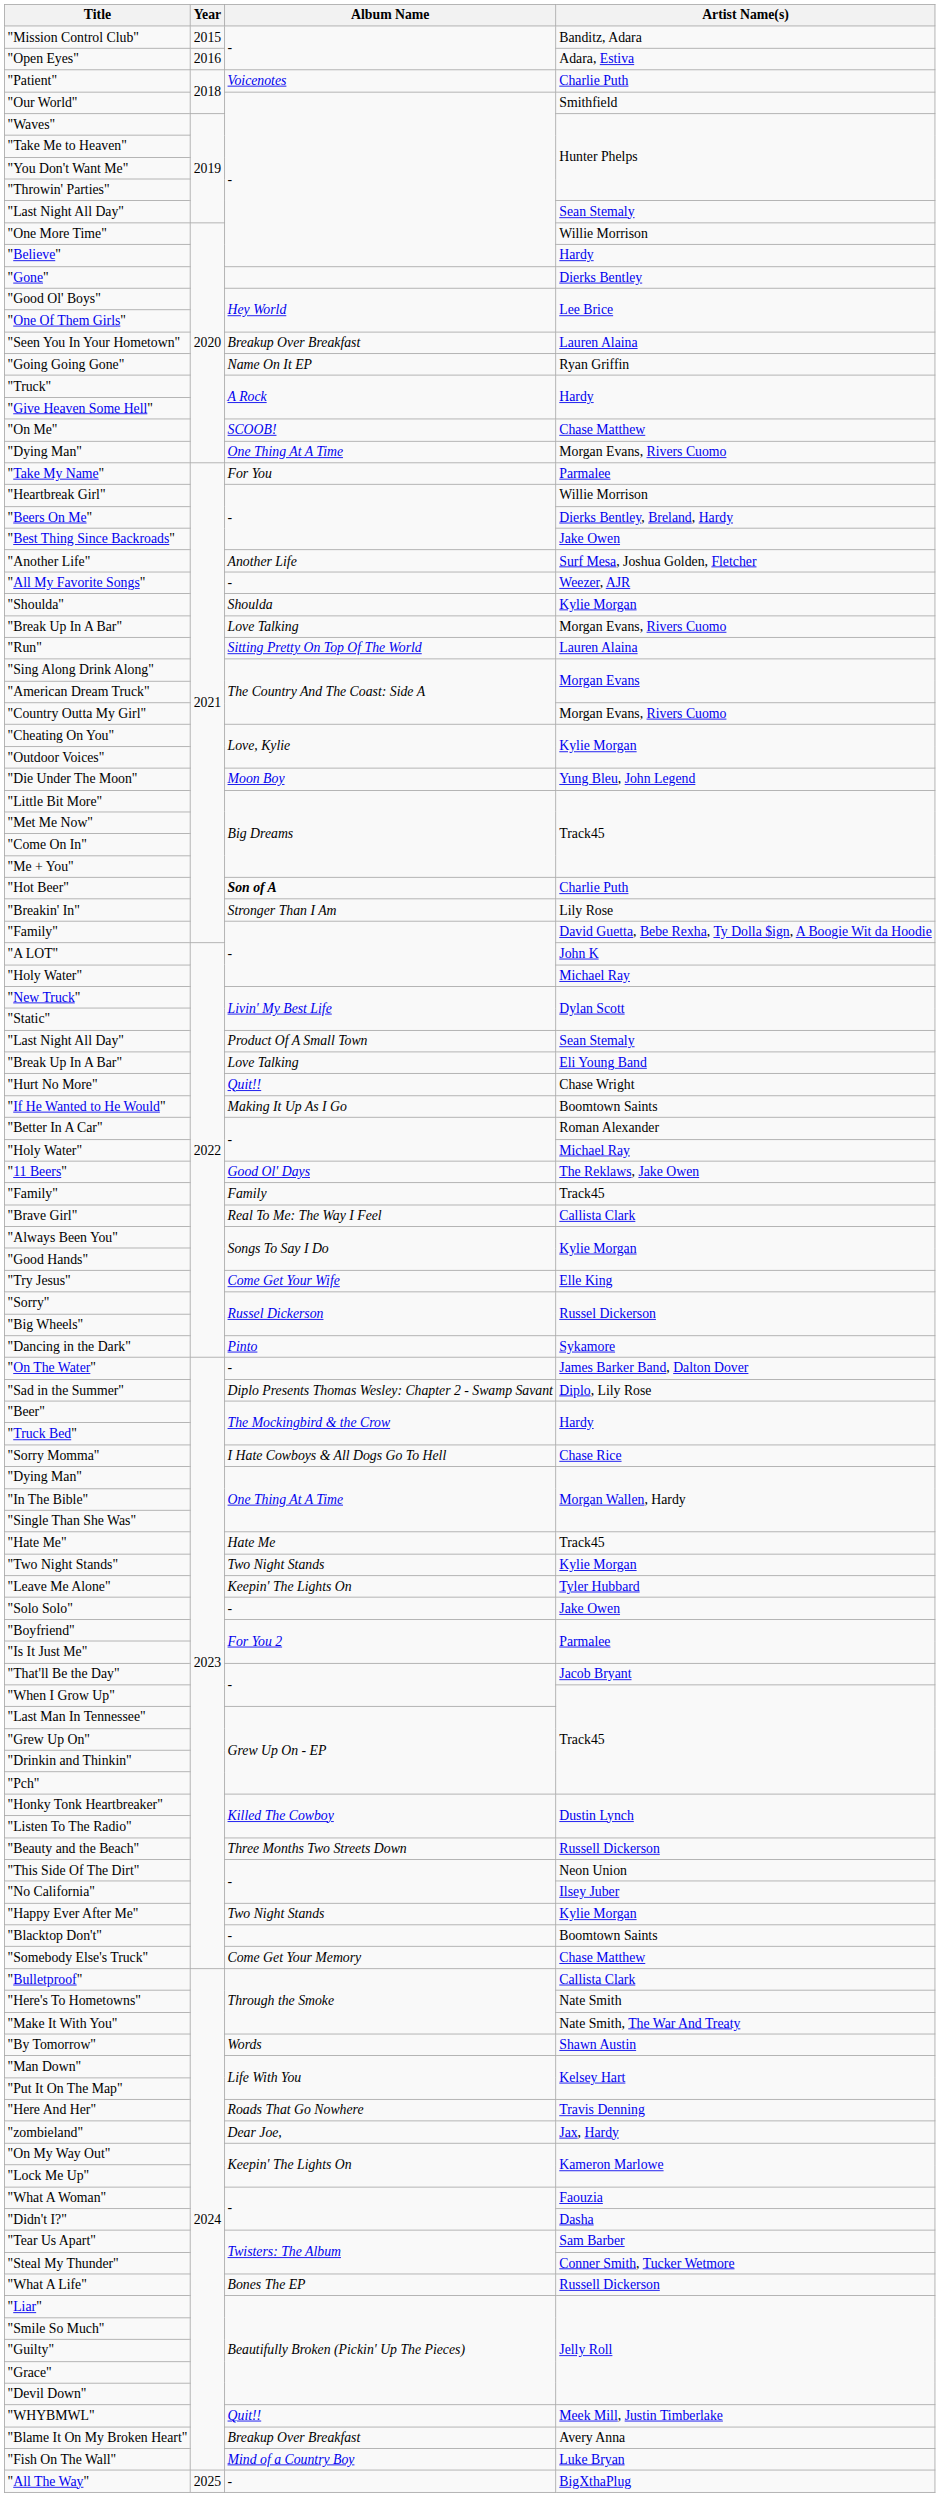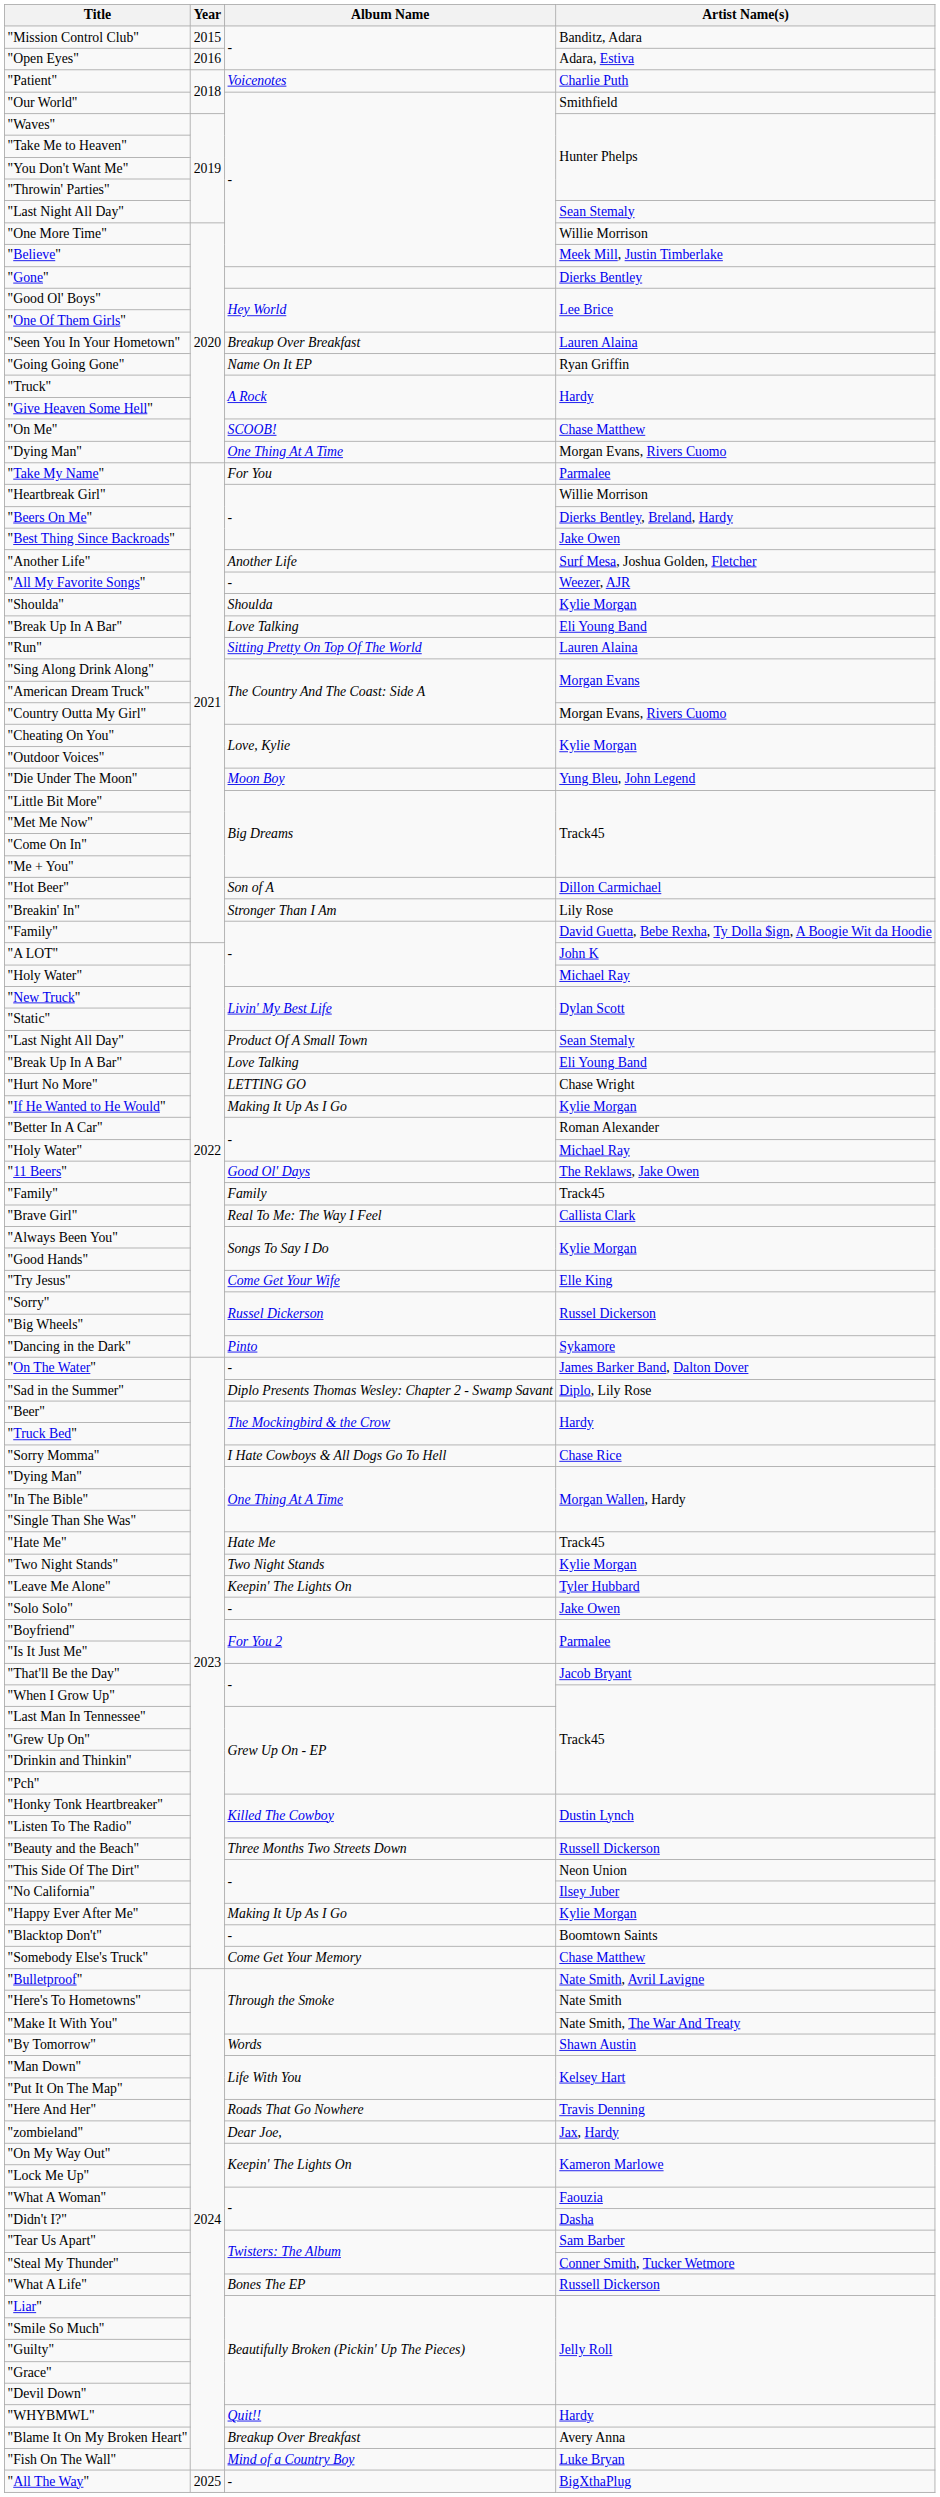(576, 255) Hardy -> (641, 255) Meek Mill, Justin Timberlake
(643, 626) Morgan Evans, Rivers Cuomo -> (603, 626) Eli Young Band
(252, 888) bold -> (251, 888) normal
(594, 888) Charlie Puth -> (610, 888) Dillon Carmichael
(244, 1084) Quit!! -> (267, 1084) LETTING GO
(608, 1106) Boomtown Saints -> (598, 1106) Kylie Morgan
(276, 1913) Two Night Stands -> (287, 1913) Making It Up As I Go
(597, 1979) Callista Clark -> (632, 1979) Nate Smith, Avril Lavigne
(641, 2415) Meek Mill, Justin Timberlake -> (576, 2415) Hardy
